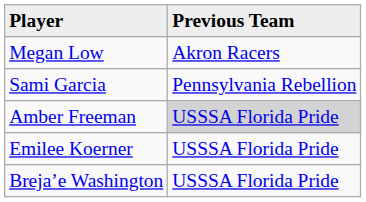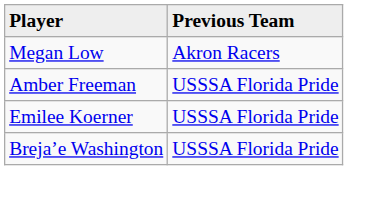- row: (57, 84)
(255, 116) lightgrey background -> (255, 84) no background
